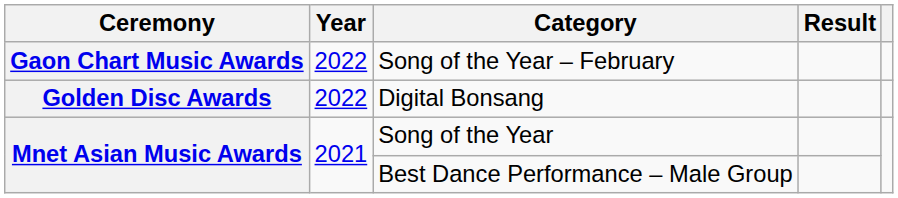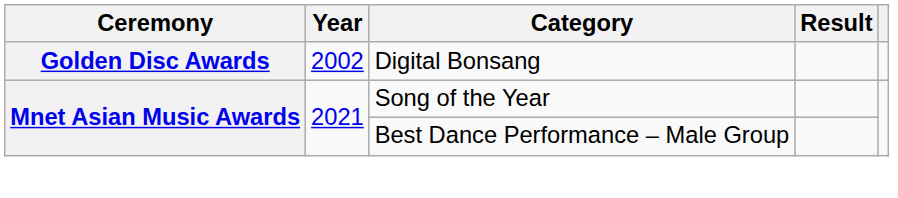- row: (526, 60)
(341, 98) 2022 -> (337, 60) 2002
